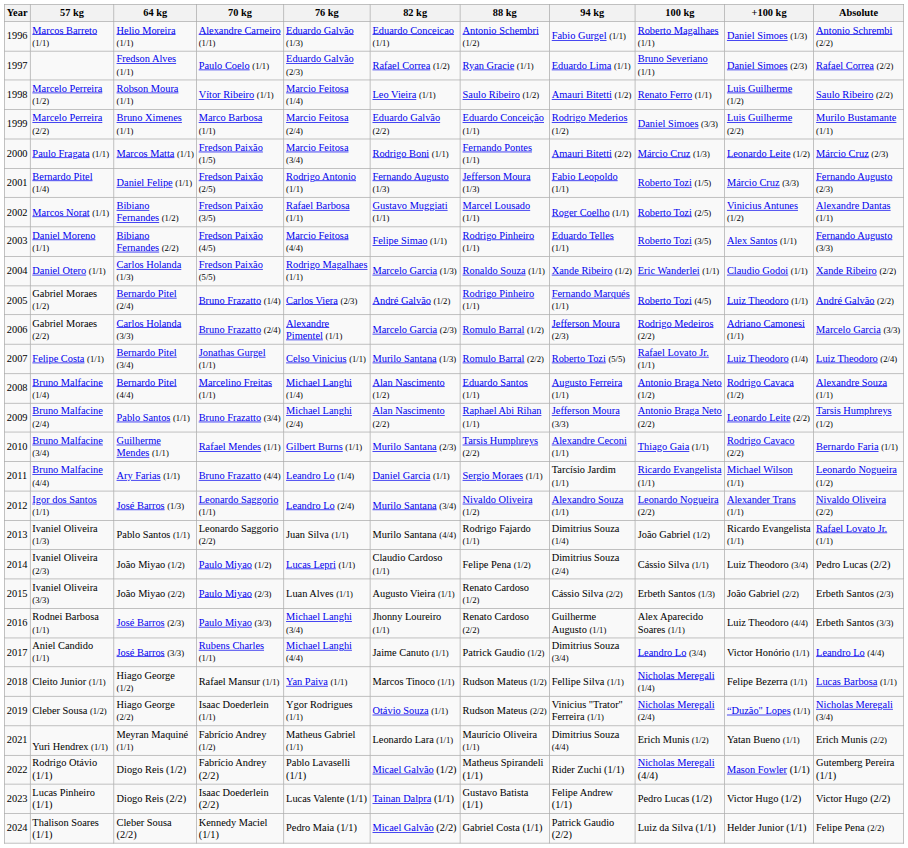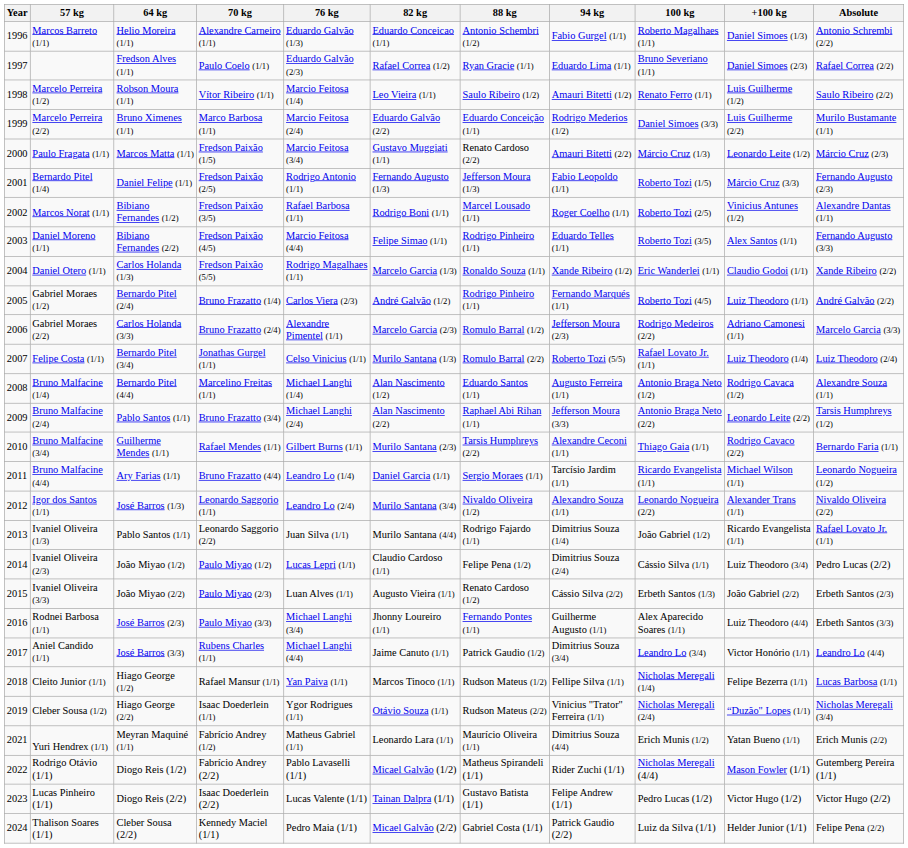(411, 154) Rodrigo Boni (1/1) -> (410, 154) Gustavo Muggiati (1/1)
(497, 154) Fernando Pontes (1/1) -> (496, 154) Renato Cardoso (2/2)
(410, 212) Gustavo Muggiati (1/1) -> (411, 212) Rodrigo Boni (1/1)
(496, 623) Renato Cardoso (2/2) -> (497, 623) Fernando Pontes (1/1)
